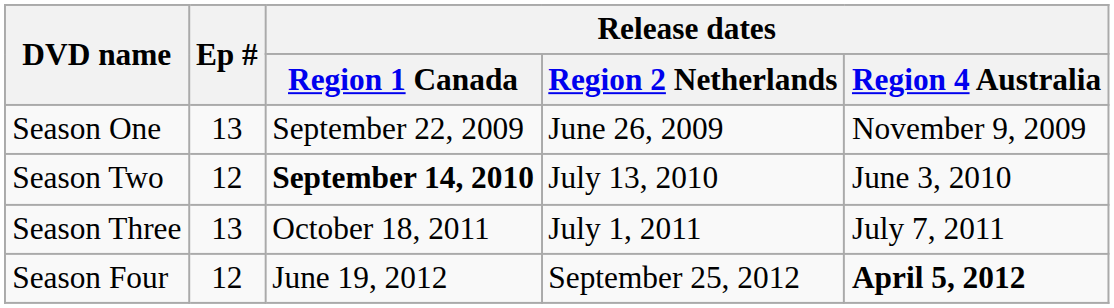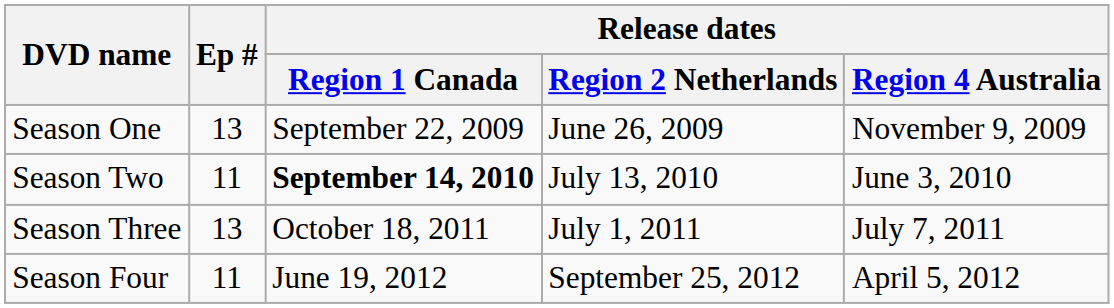(227, 178) 12 -> (227, 178) 11
(227, 278) 12 -> (227, 278) 11
(939, 278) bold -> (936, 278) normal
